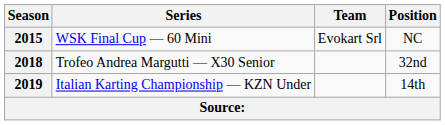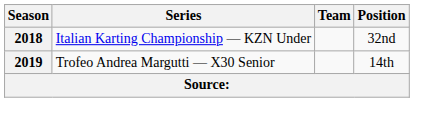- row: (28, 38)
(165, 61) Trofeo Andrea Margutti — X30 Senior -> (183, 38) Italian Karting Championship — KZN Under
(183, 84) Italian Karting Championship — KZN Under -> (165, 61) Trofeo Andrea Margutti — X30 Senior
